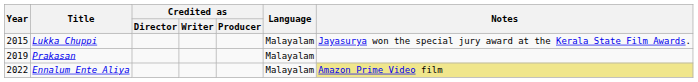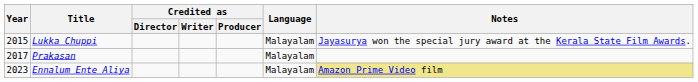(17, 56) 2019 -> (17, 56) 2017
(17, 70) 2022 -> (17, 70) 2023
